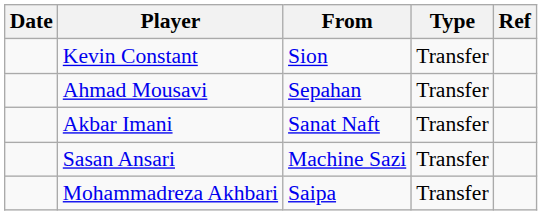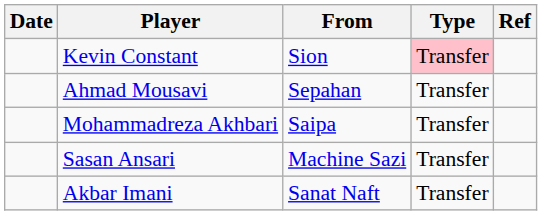(452, 55) no background -> (452, 55) pink background
rows swapped: (170, 192) <-> (118, 124)
